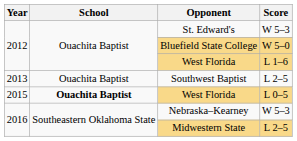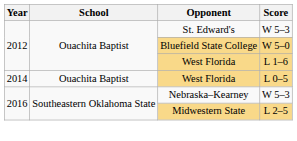- row: (209, 78)
(17, 95) 2015 -> (17, 78) 2014
(94, 95) bold -> (94, 78) normal
